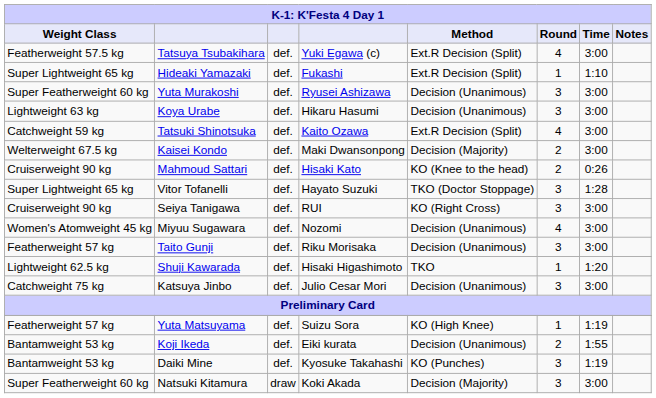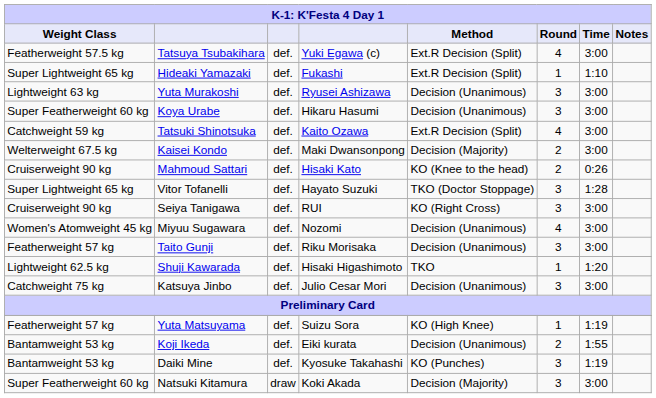(78, 92) Super Featherweight 60 kg -> (53, 92) Lightweight 63 kg
(53, 111) Lightweight 63 kg -> (78, 111) Super Featherweight 60 kg
